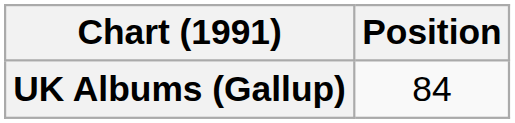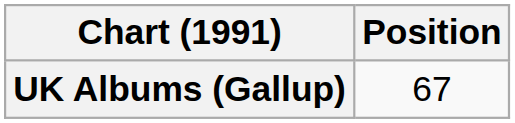(432, 88) 84 -> (432, 88) 67
